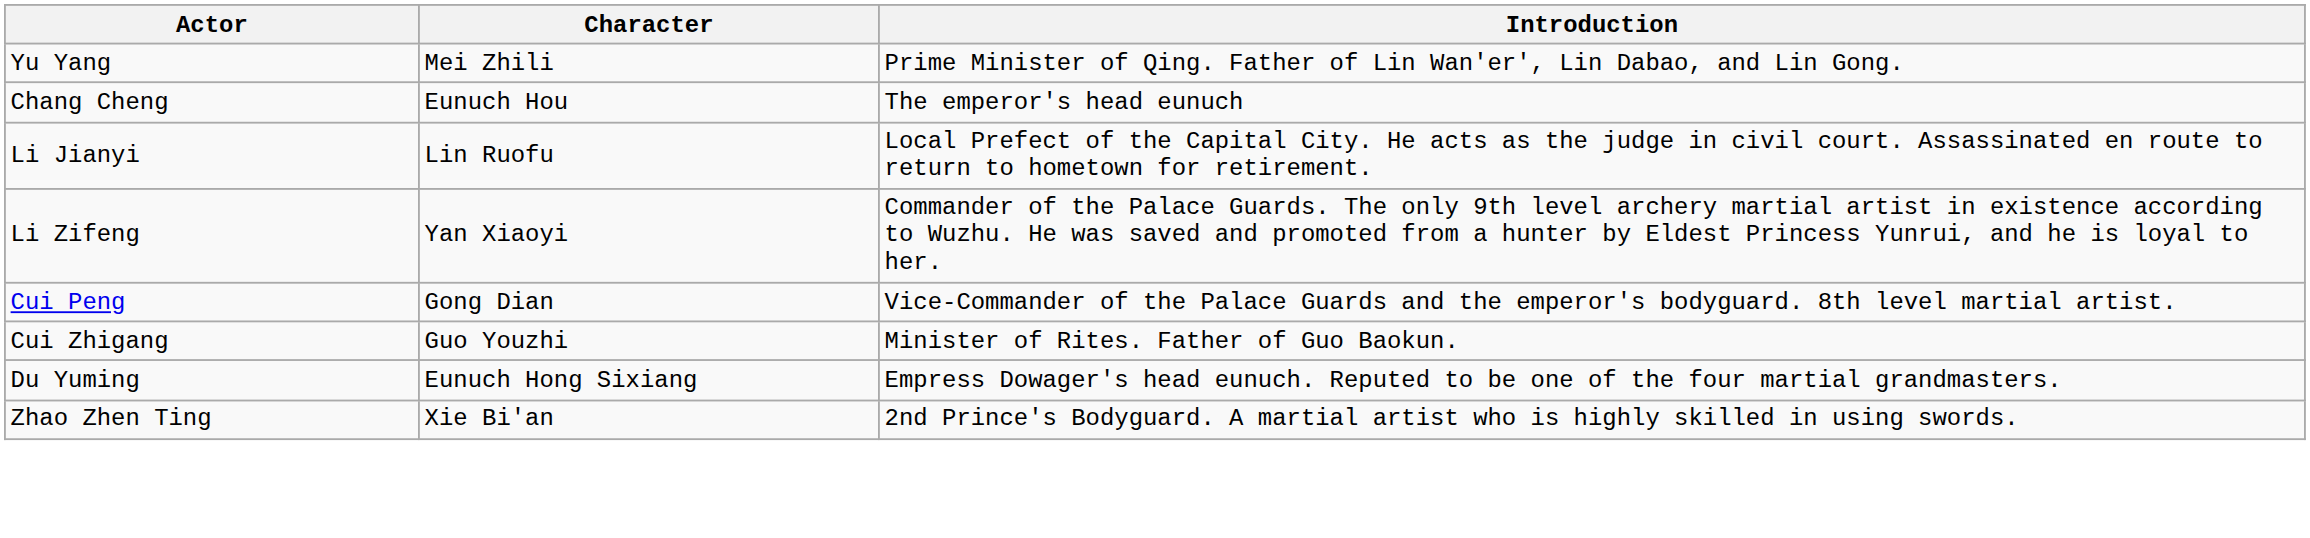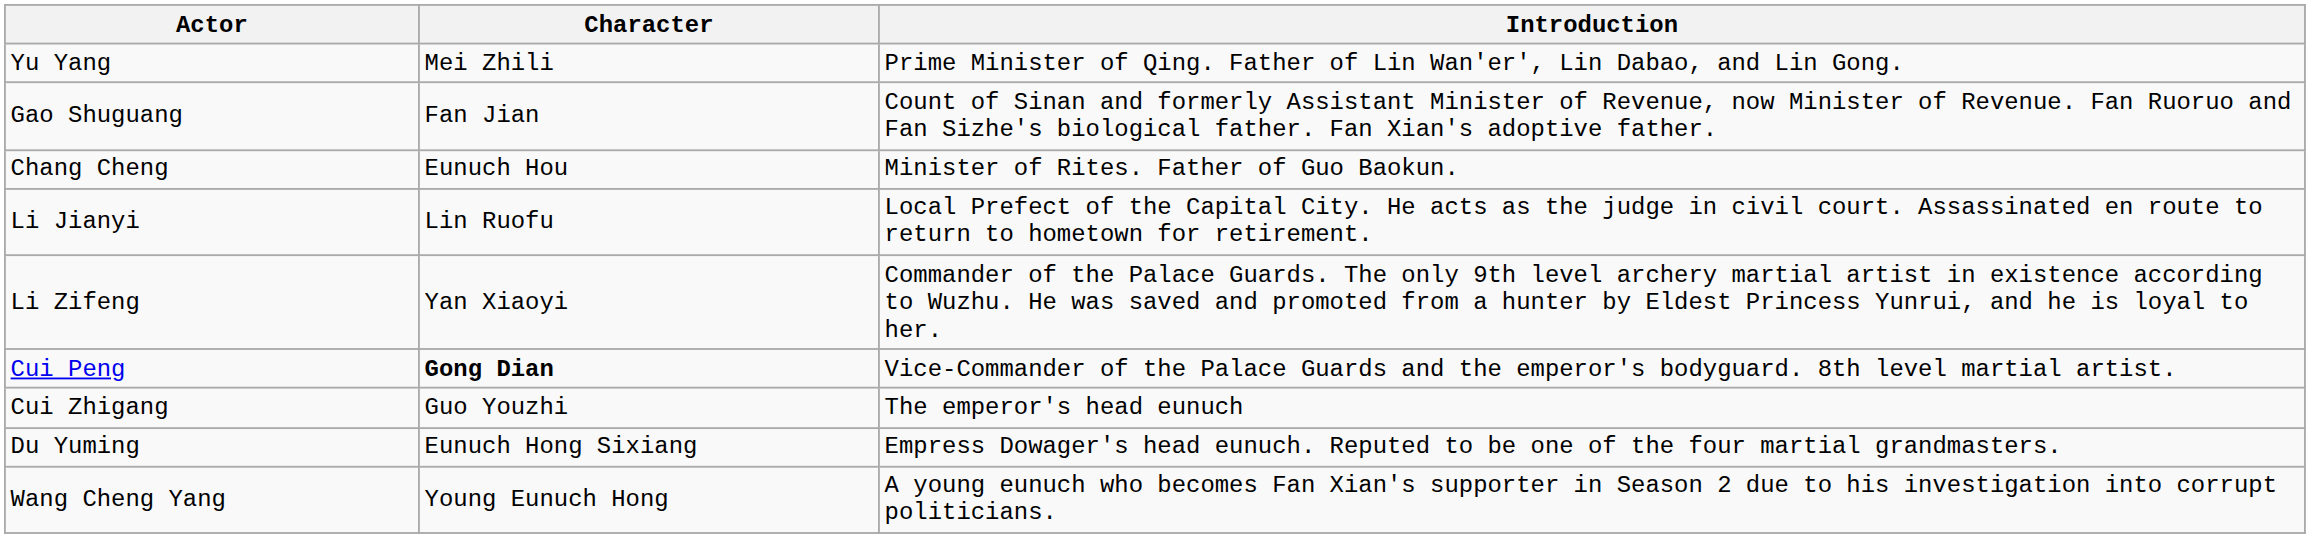+ row: (97, 116)
(1064, 102) The emperor's head eunuch -> (1172, 169) Minister of Rites. Father of Guo Baokun.
(489, 302) normal -> (489, 369) bold
(1172, 341) Minister of Rites. Father of Guo Baokun. -> (1064, 408) The emperor's head eunuch
- row: (111, 419)
+ row: (118, 499)
